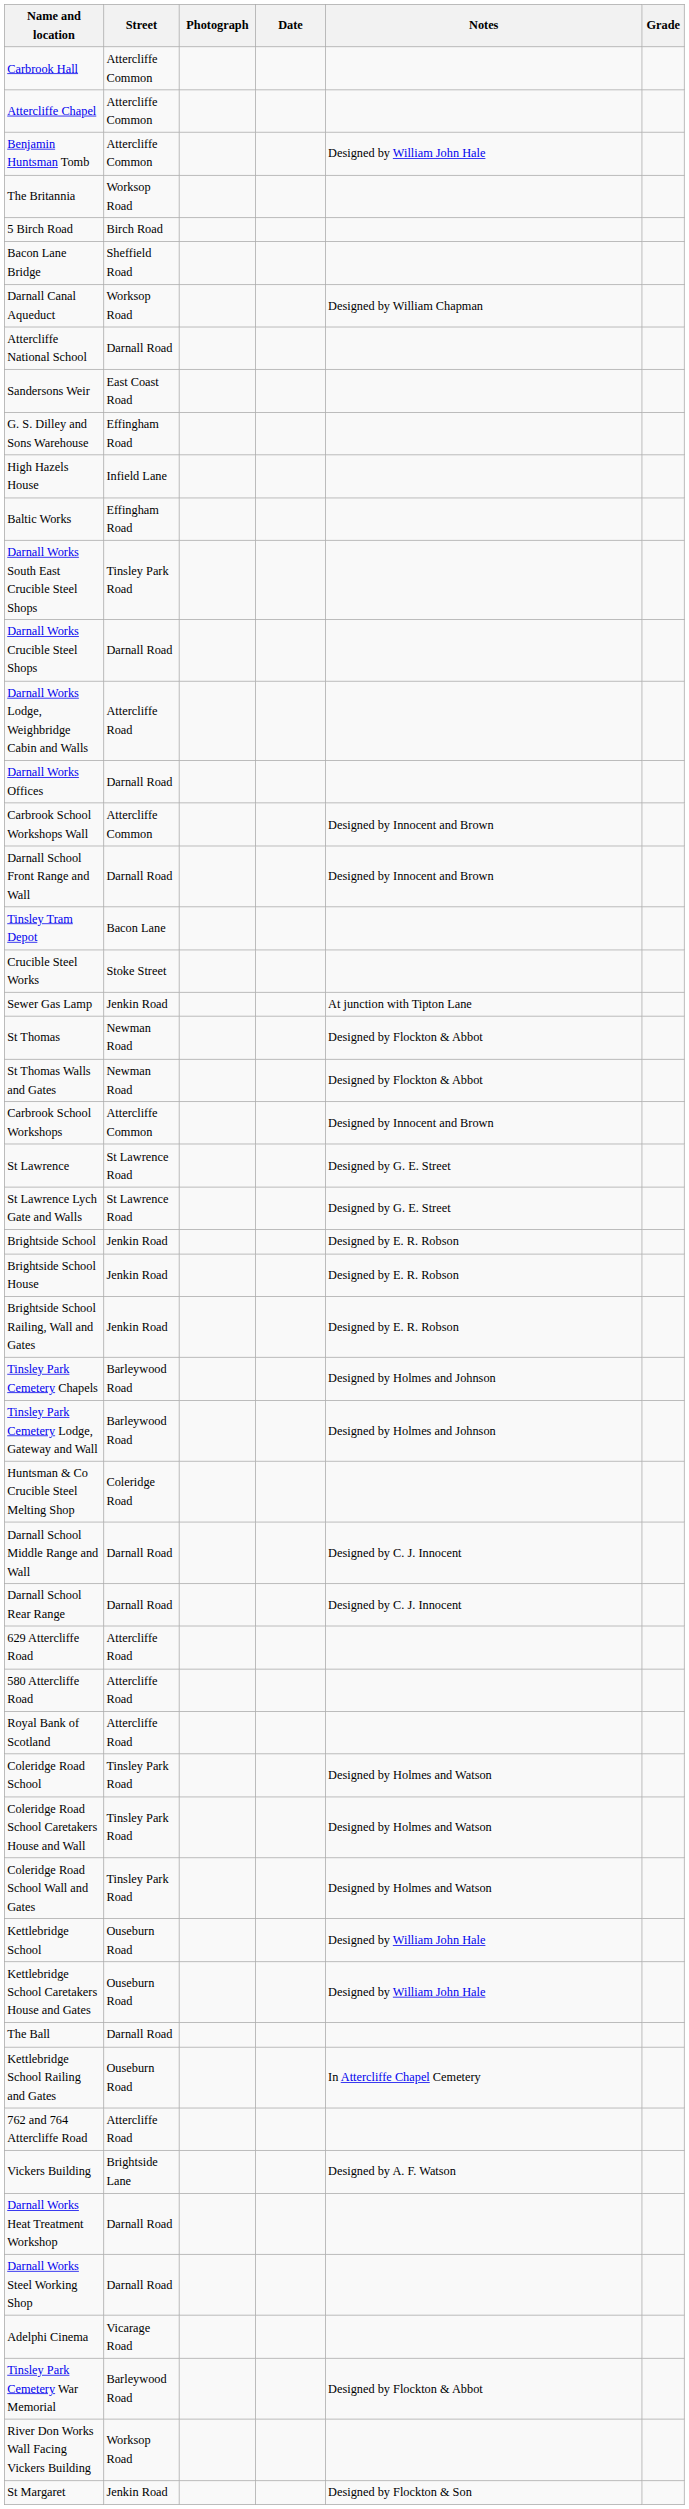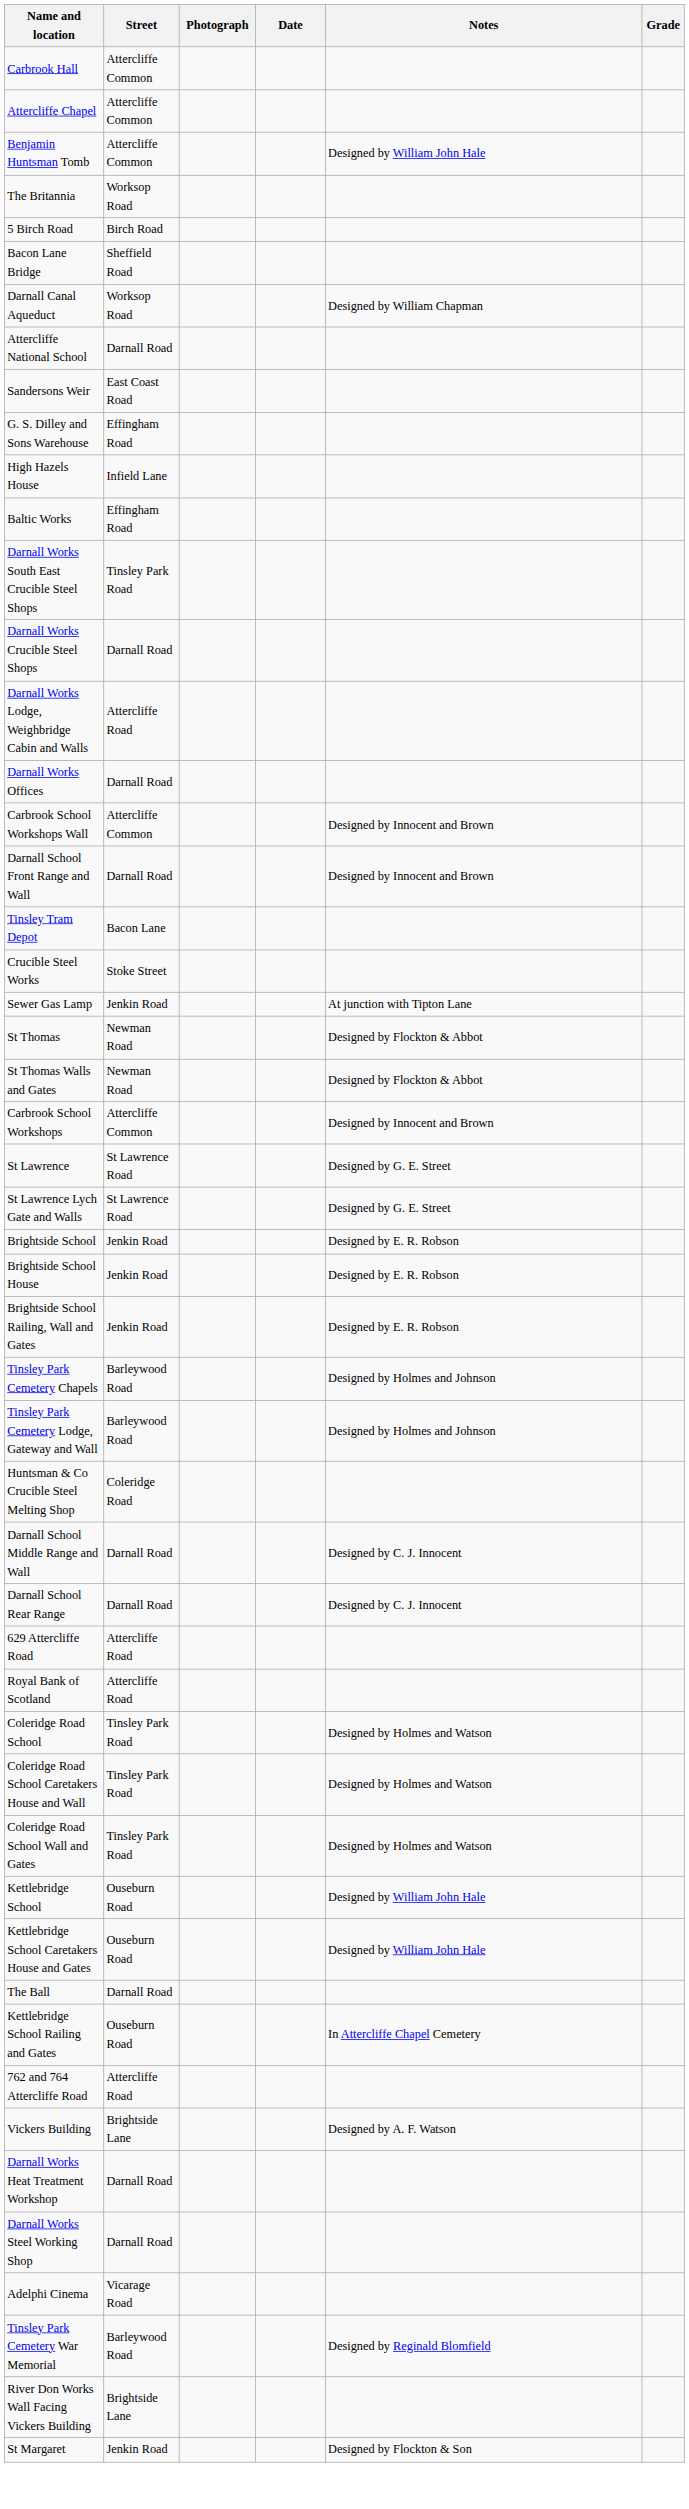- row: (43, 1690)
(405, 2388) Designed by Flockton & Abbot -> (409, 2346) Designed by Reginald Blomfield
(129, 2449) Worksop Road -> (132, 2407) Brightside Lane
